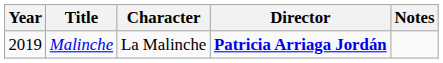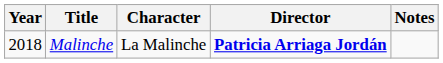(25, 44) 2019 -> (25, 44) 2018
